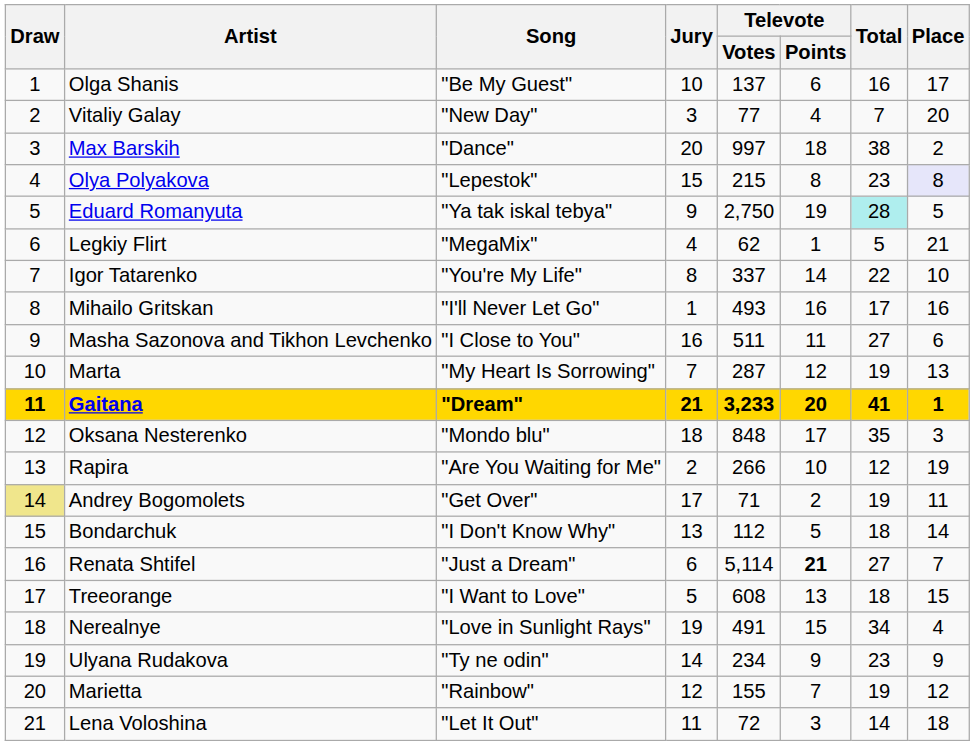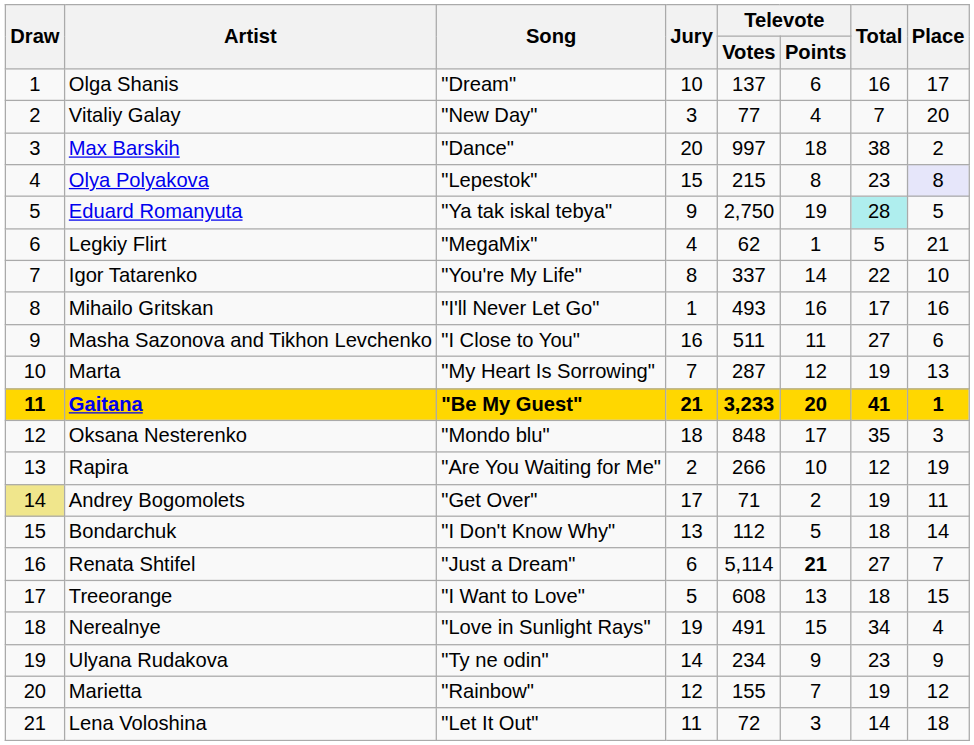(507, 84) "Be My Guest" -> (479, 84) "Dream"
(482, 404) "Dream" -> (512, 404) "Be My Guest"
